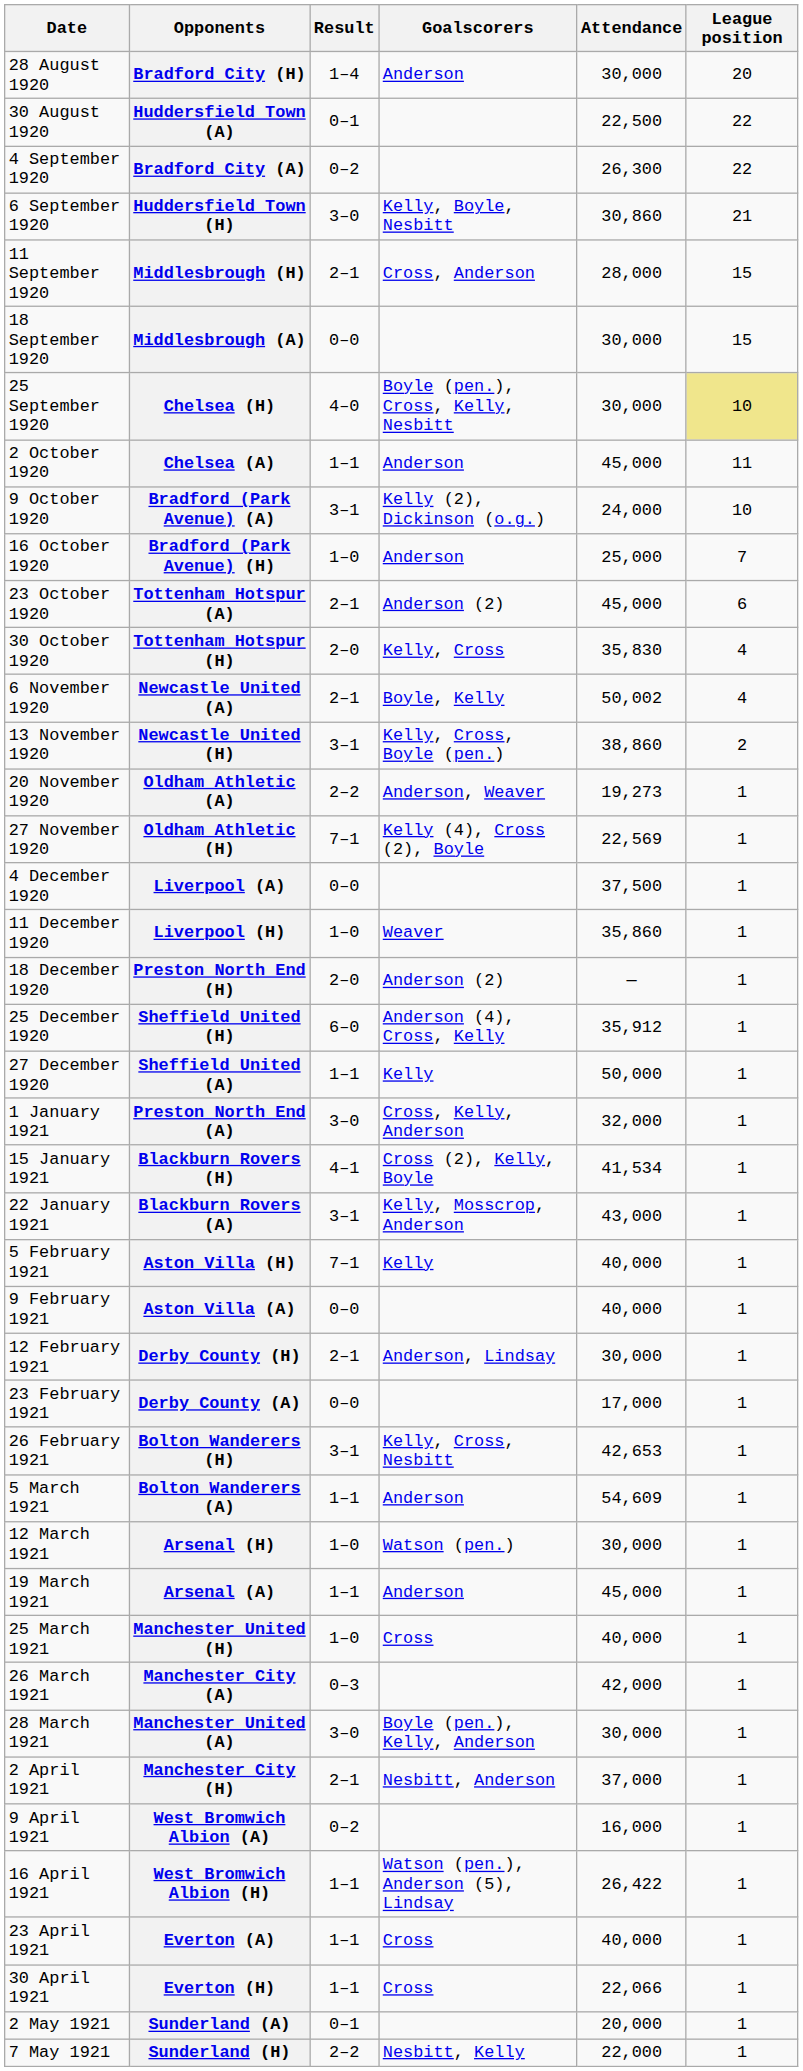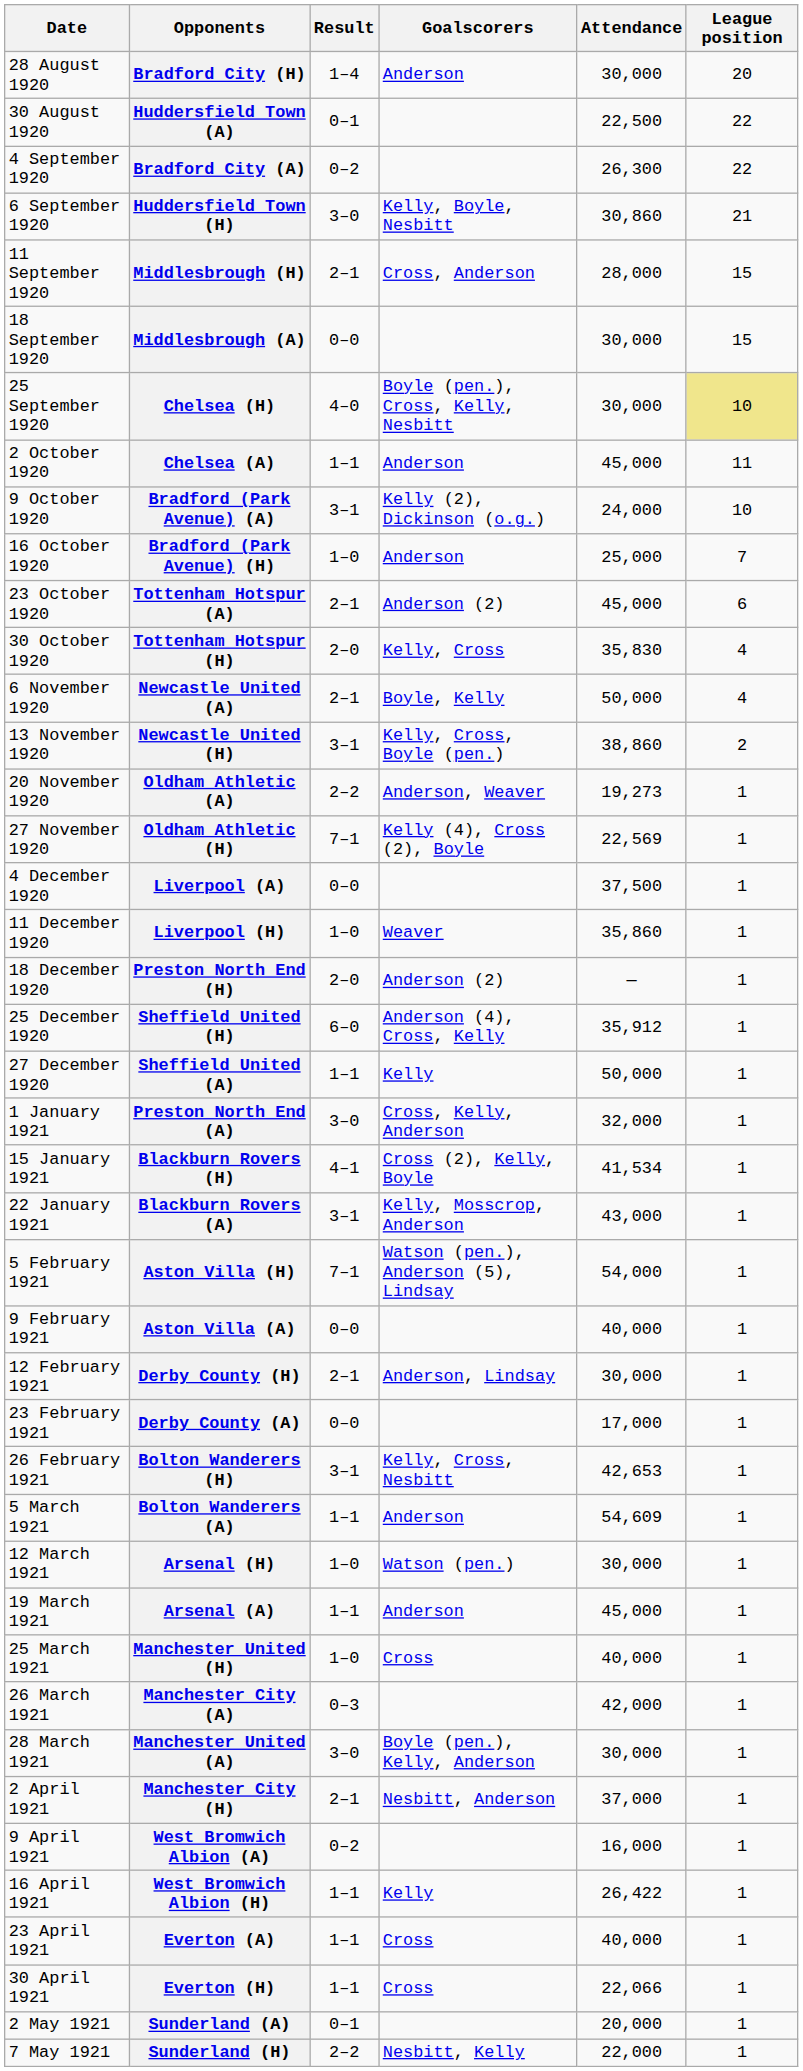(632, 698) 50,002 -> (632, 698) 50,000
(408, 1263) Kelly -> (454, 1273) Watson (pen.), Anderson (5), Lindsay
(632, 1263) 40,000 -> (632, 1273) 54,000
(454, 1884) Watson (pen.), Anderson (5), Lindsay -> (408, 1894) Kelly
